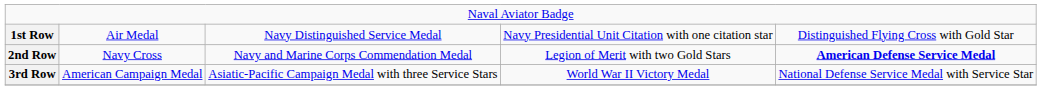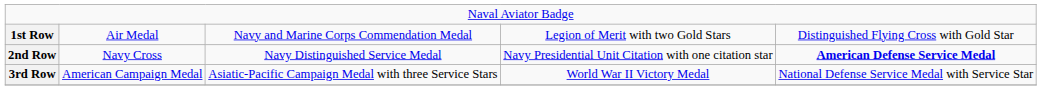(353, 34) Navy Distinguished Service Medal -> (353, 34) Navy and Marine Corps Commendation Medal
(638, 34) Navy Presidential Unit Citation with one citation star -> (638, 34) Legion of Merit with two Gold Stars
(353, 54) Navy and Marine Corps Commendation Medal -> (353, 54) Navy Distinguished Service Medal
(638, 54) Legion of Merit with two Gold Stars -> (638, 54) Navy Presidential Unit Citation with one citation star
